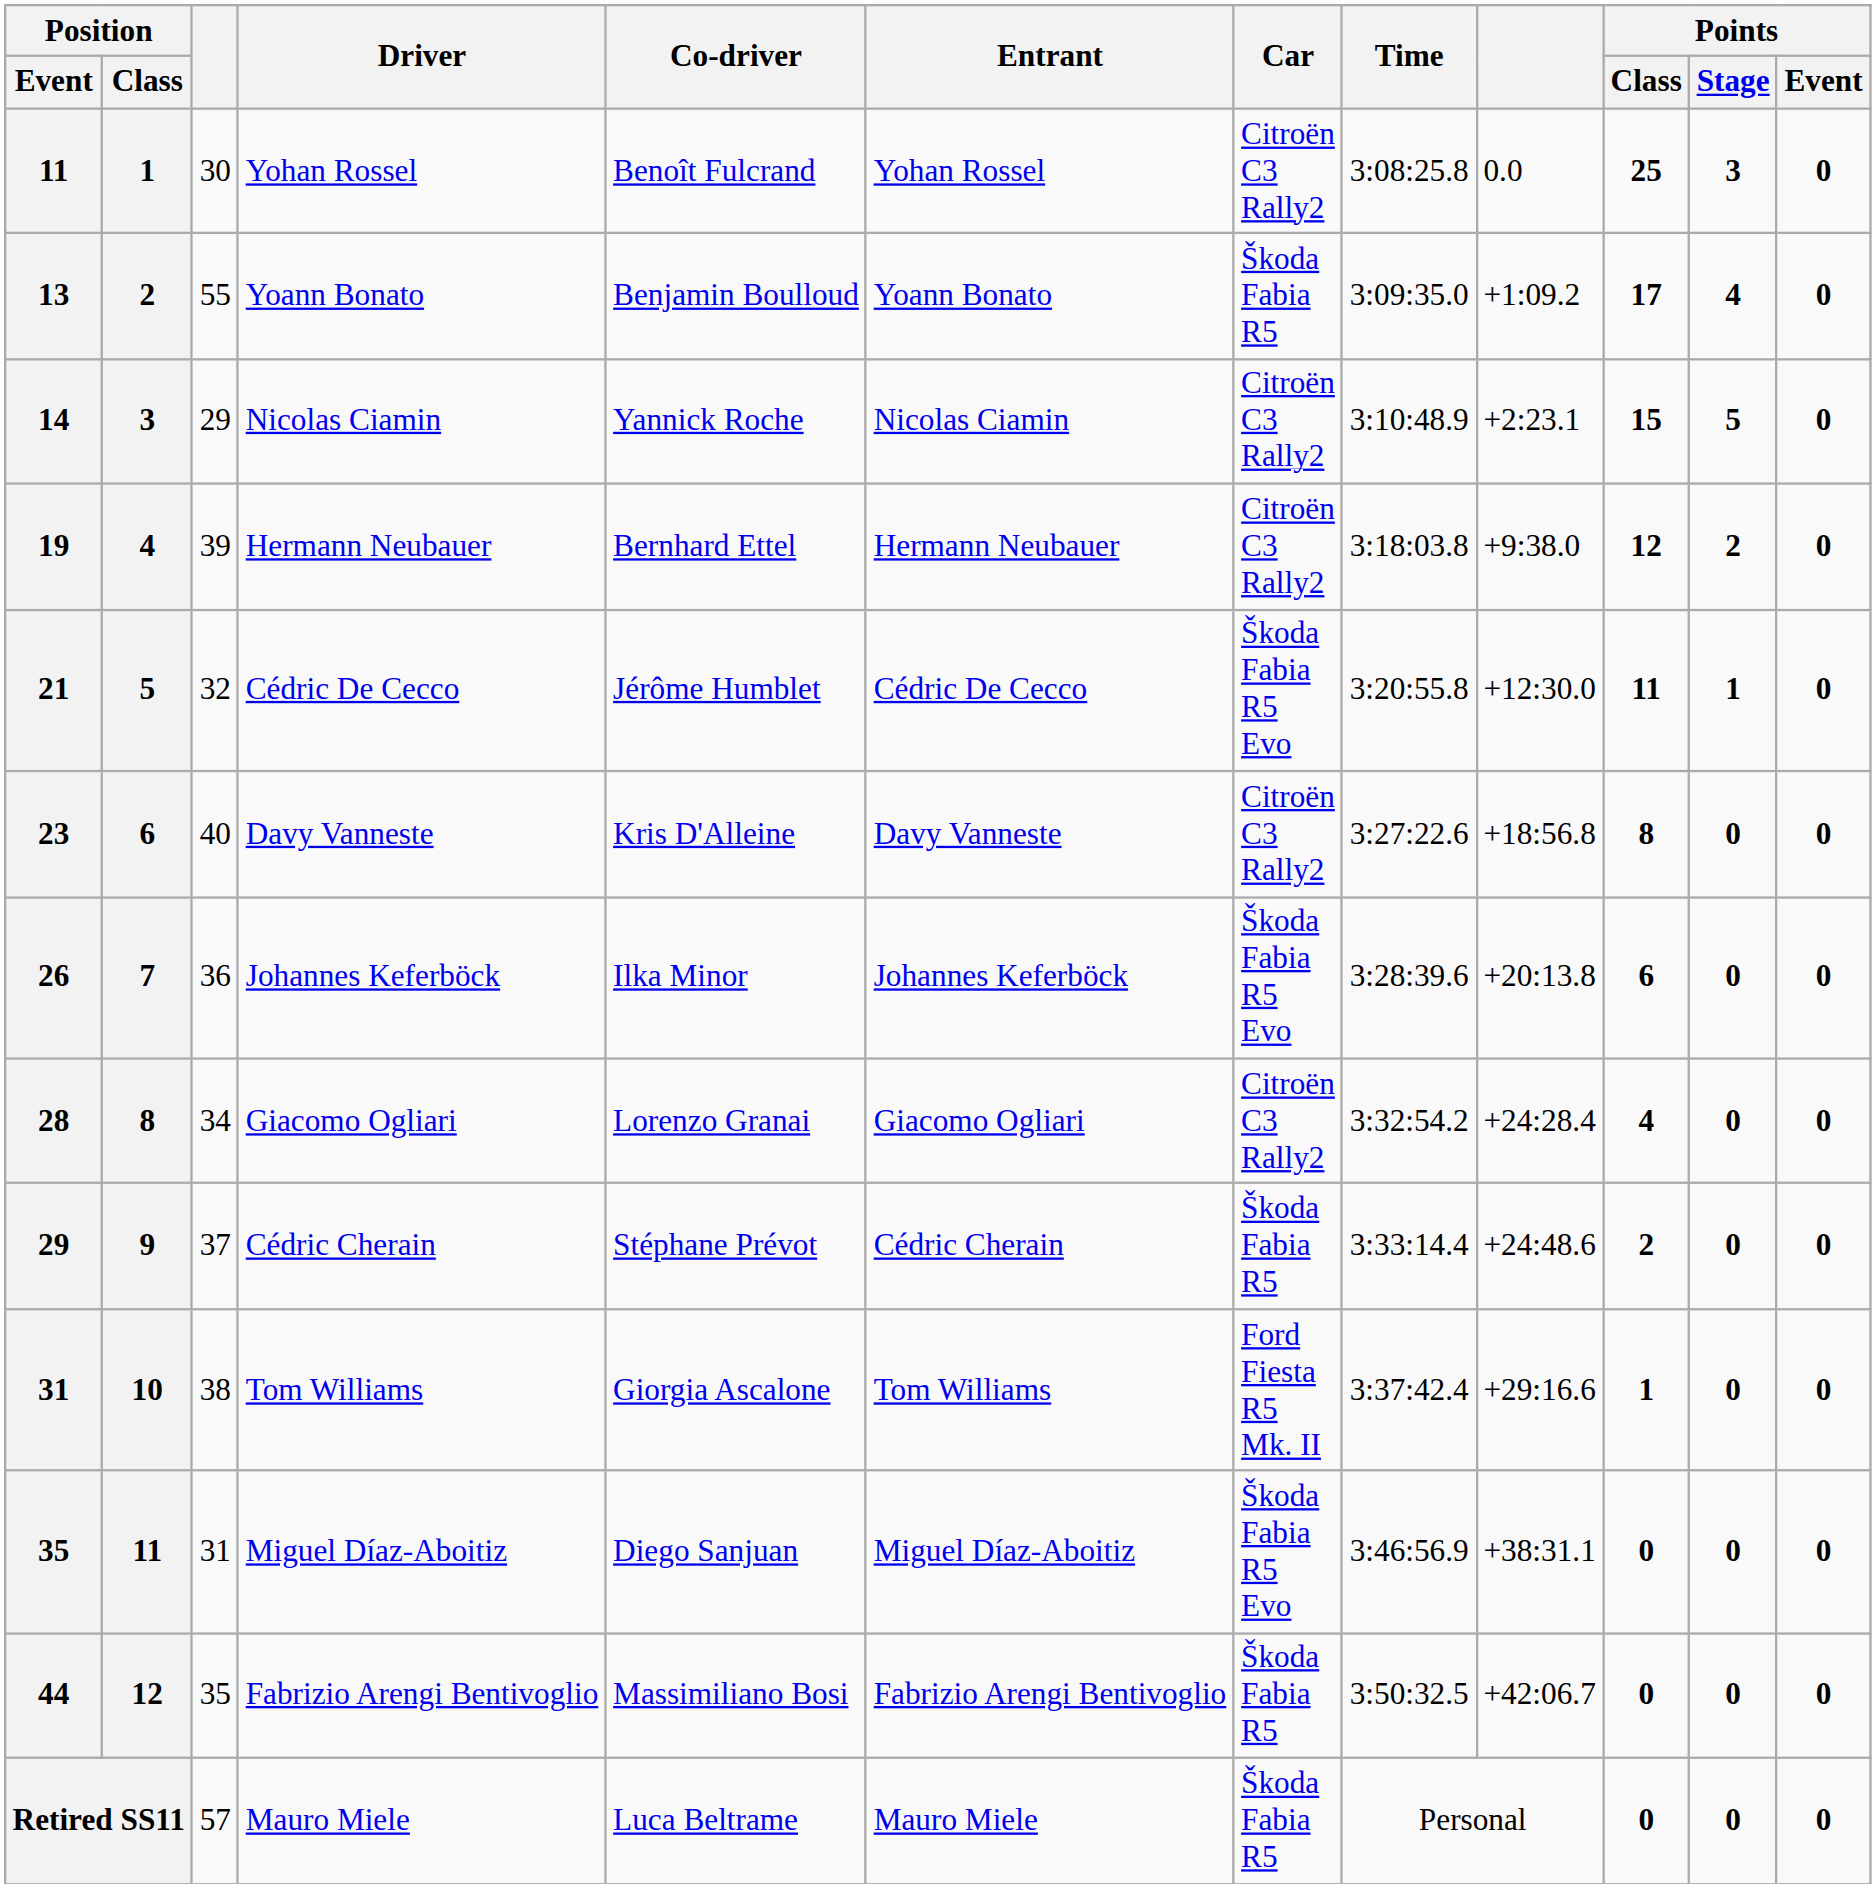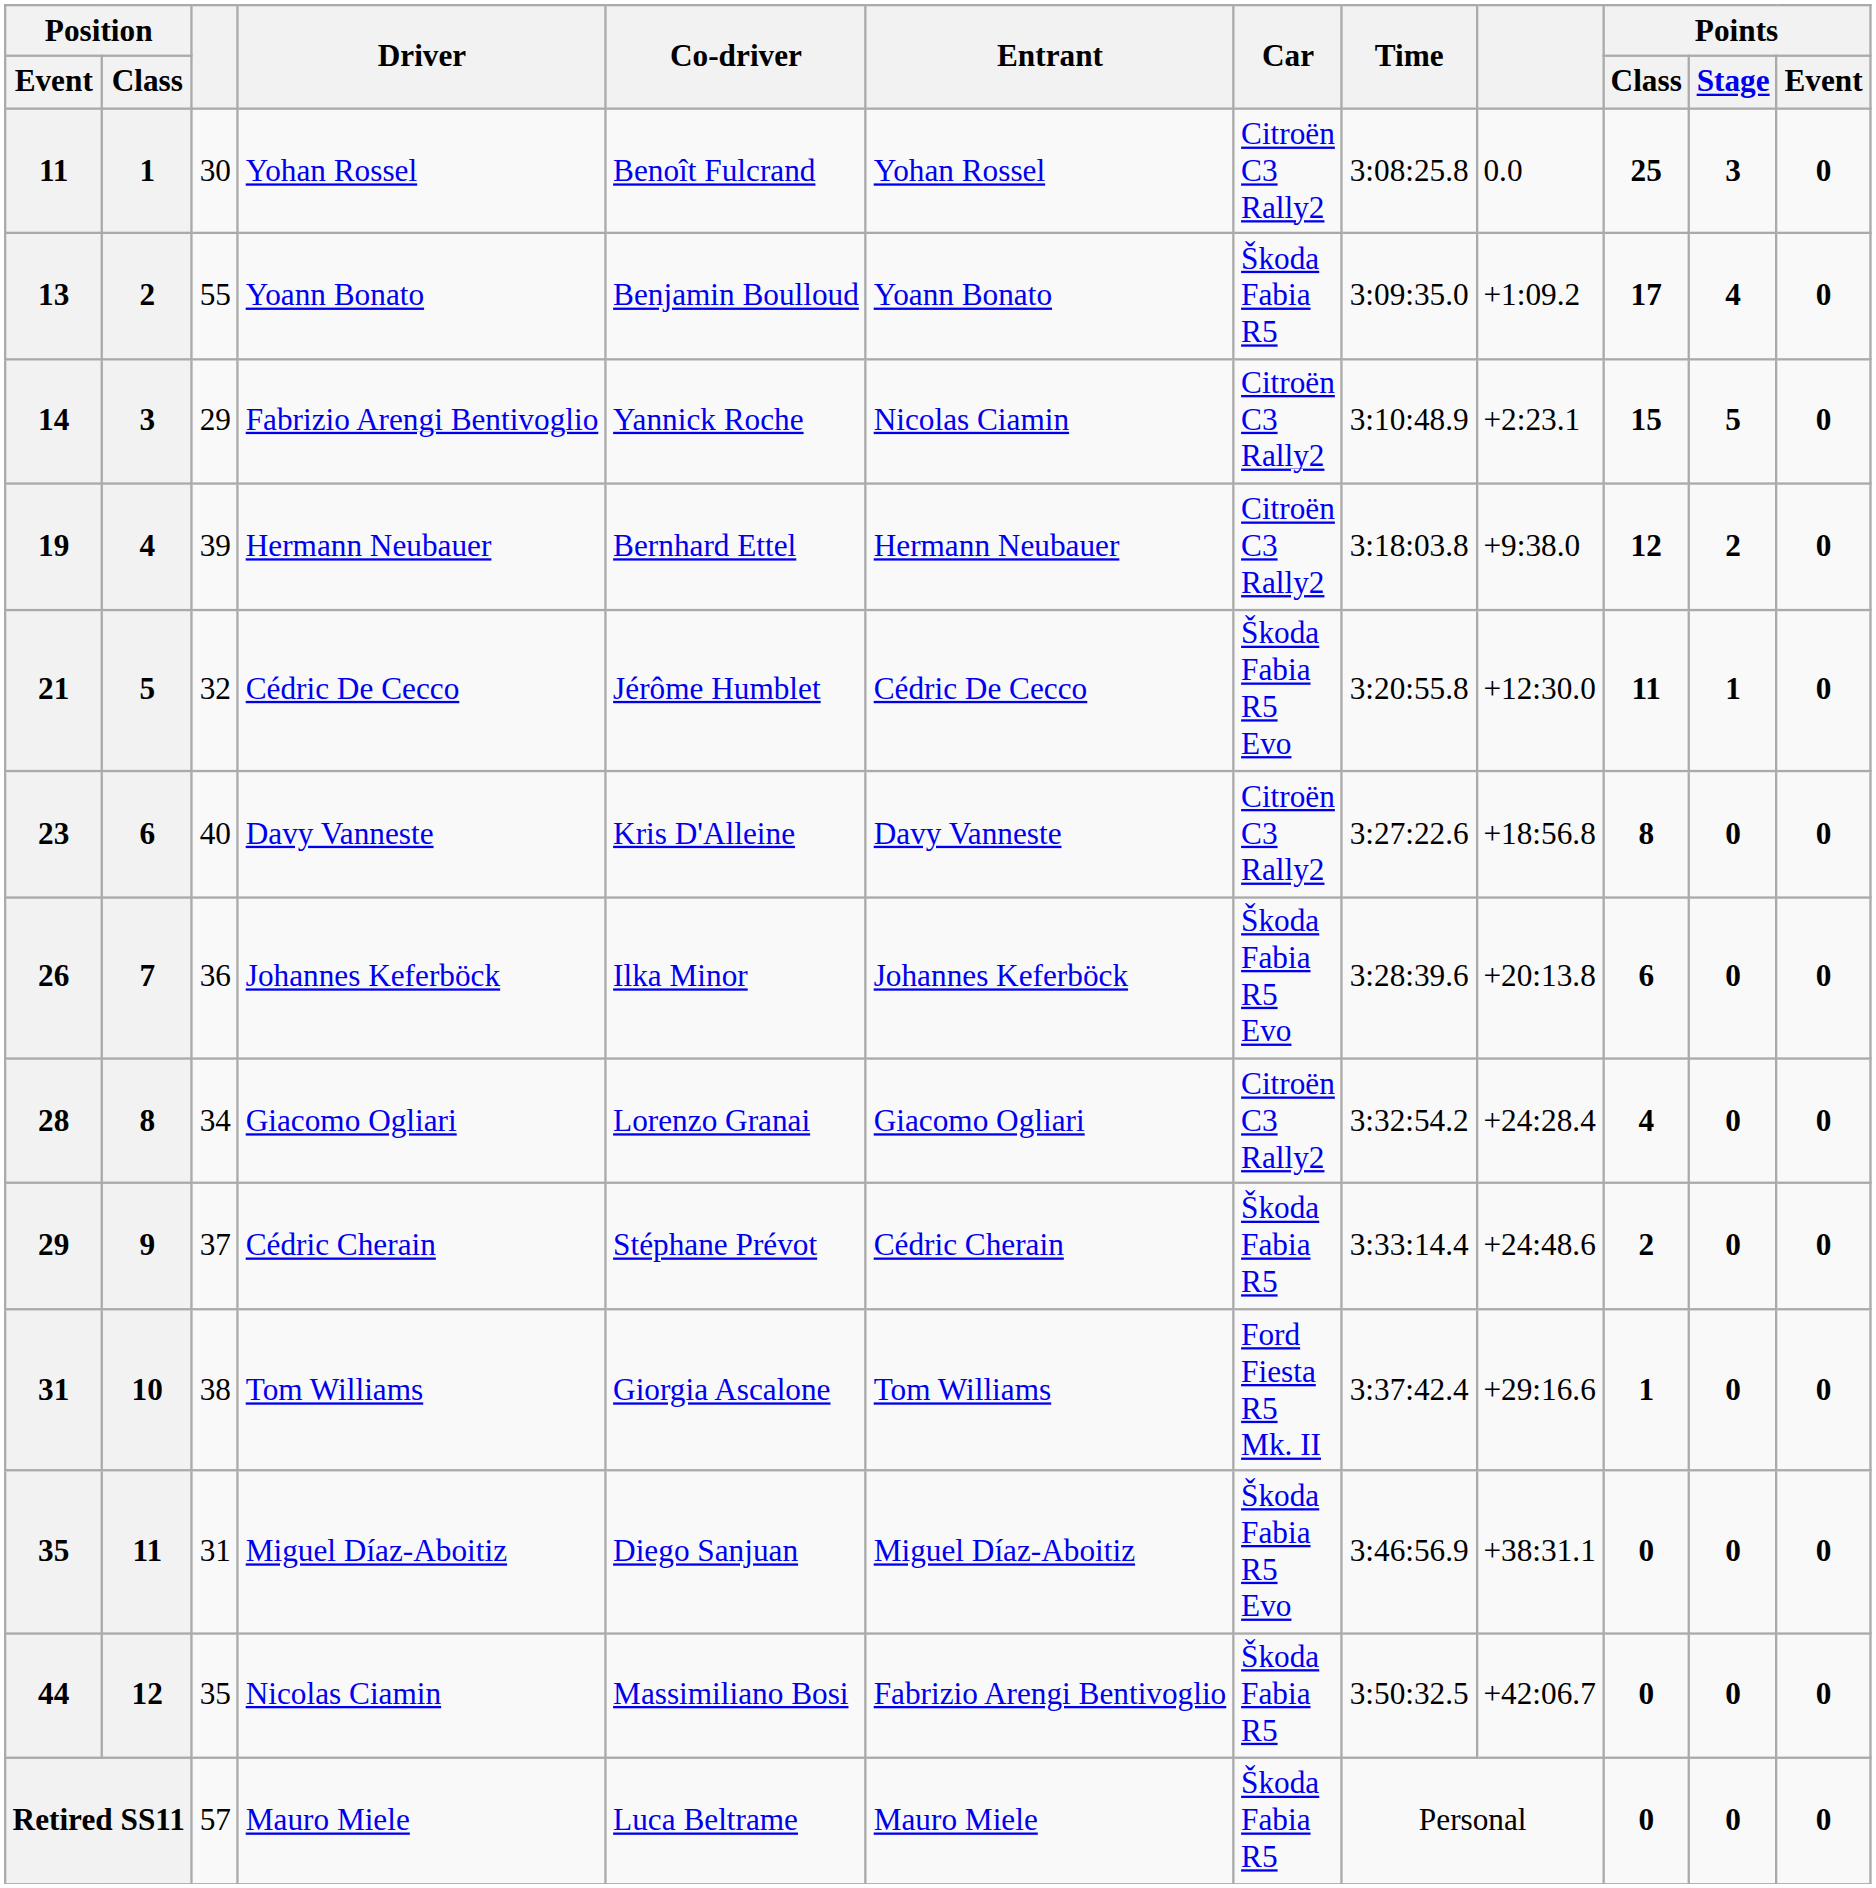(343, 420) Nicolas Ciamin -> (422, 420) Fabrizio Arengi Bentivoglio
(422, 1694) Fabrizio Arengi Bentivoglio -> (343, 1694) Nicolas Ciamin
